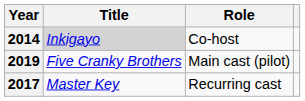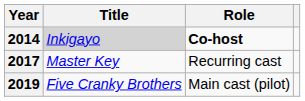(214, 38) normal -> (216, 38) bold
rows swapped: (24, 84) <-> (24, 61)
